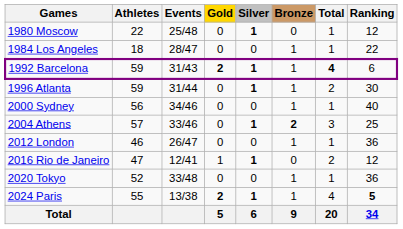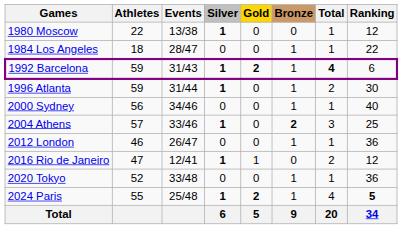columns swapped: (220, 13) <-> (254, 13)
(183, 31) 25/48 -> (183, 31) 13/38
(183, 196) 13/38 -> (183, 196) 25/48
